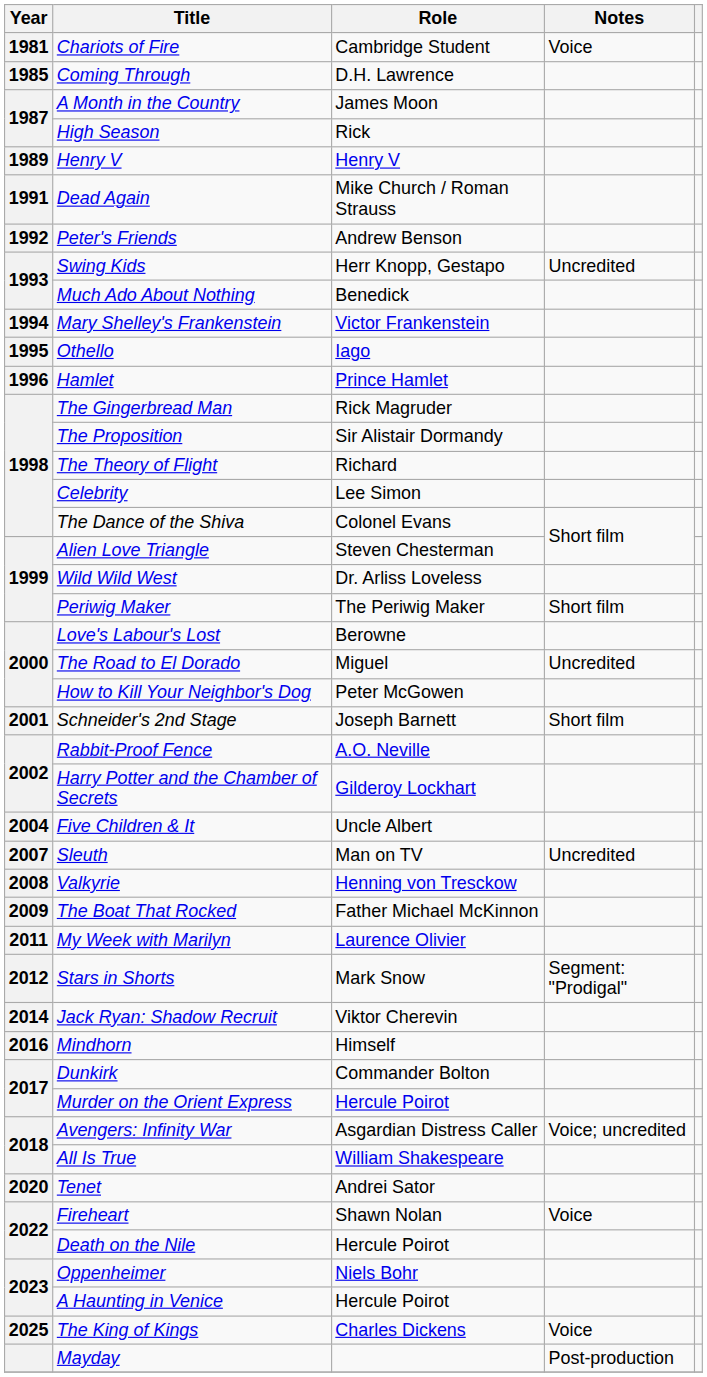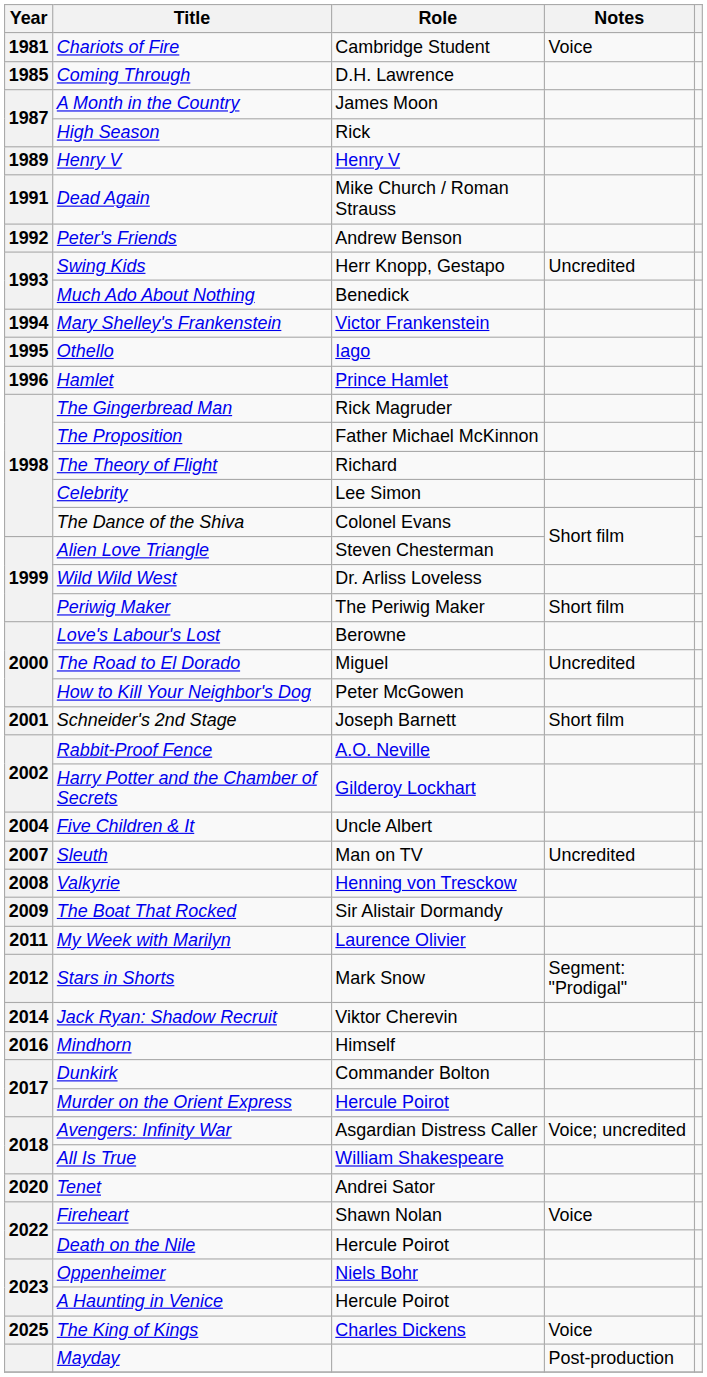(419, 436) Sir Alistair Dormandy -> (437, 436) Father Michael McKinnon
(437, 911) Father Michael McKinnon -> (419, 911) Sir Alistair Dormandy
